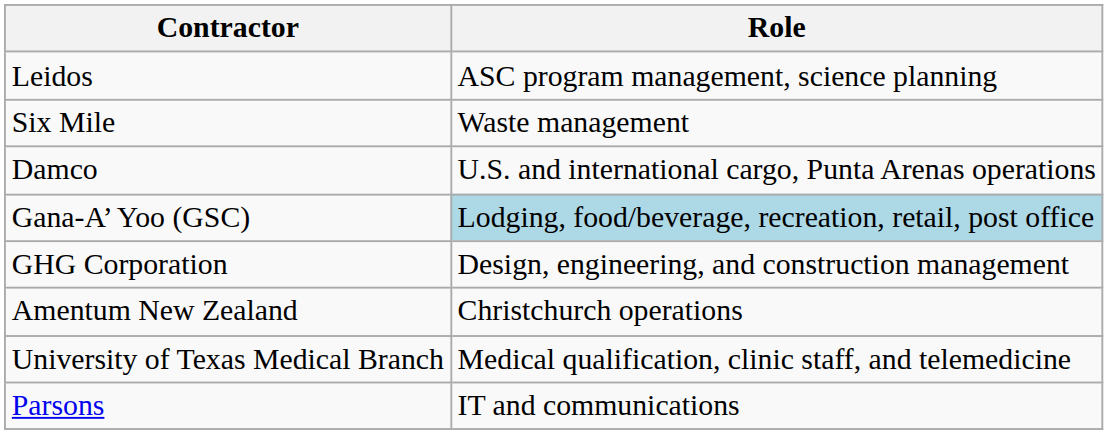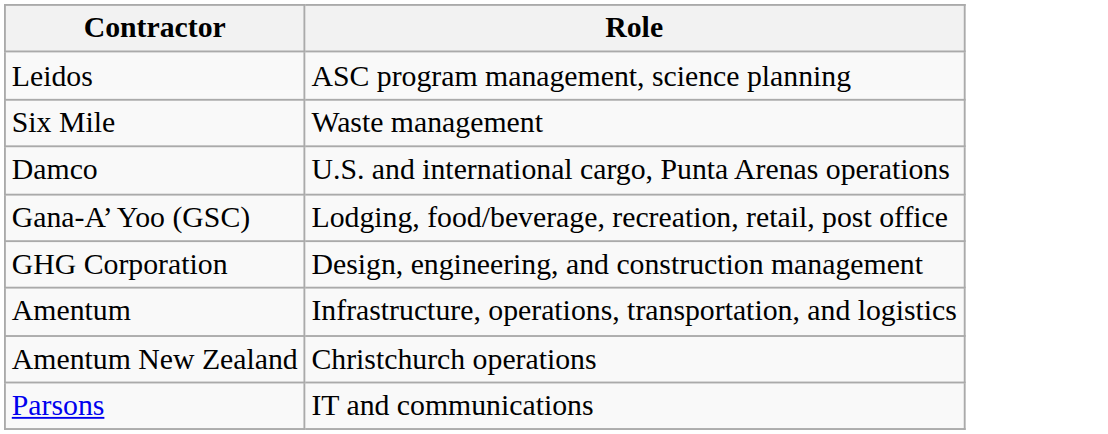(776, 216) lightblue background -> (630, 216) no background
+ row: (71, 311)
- row: (228, 358)
